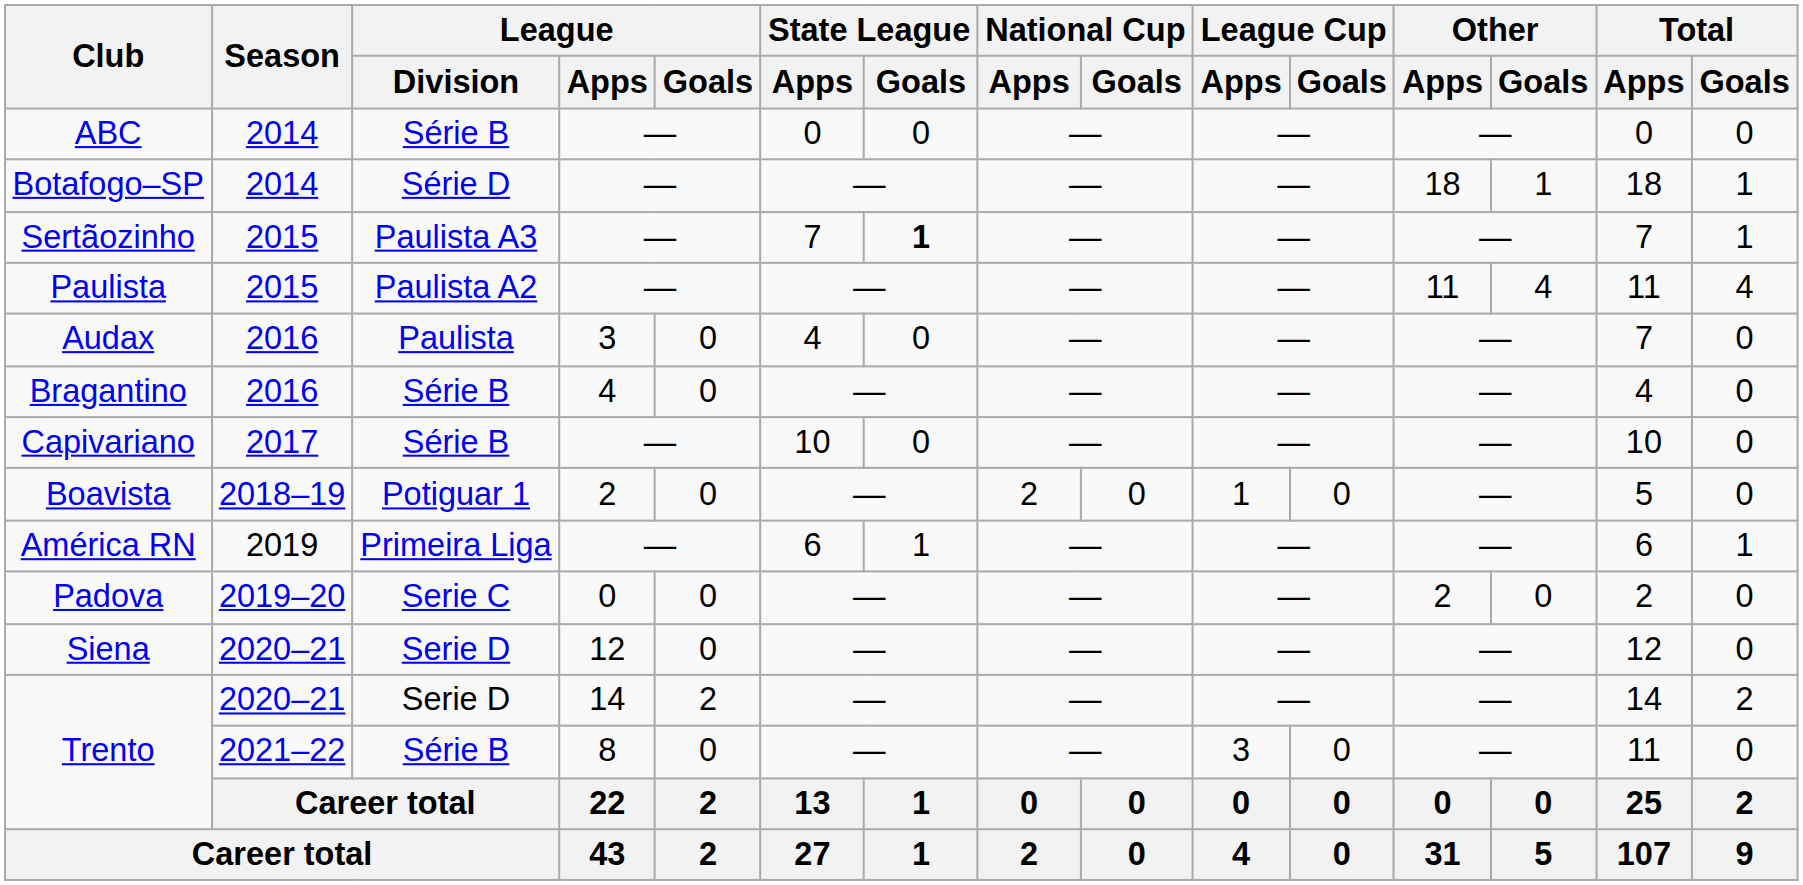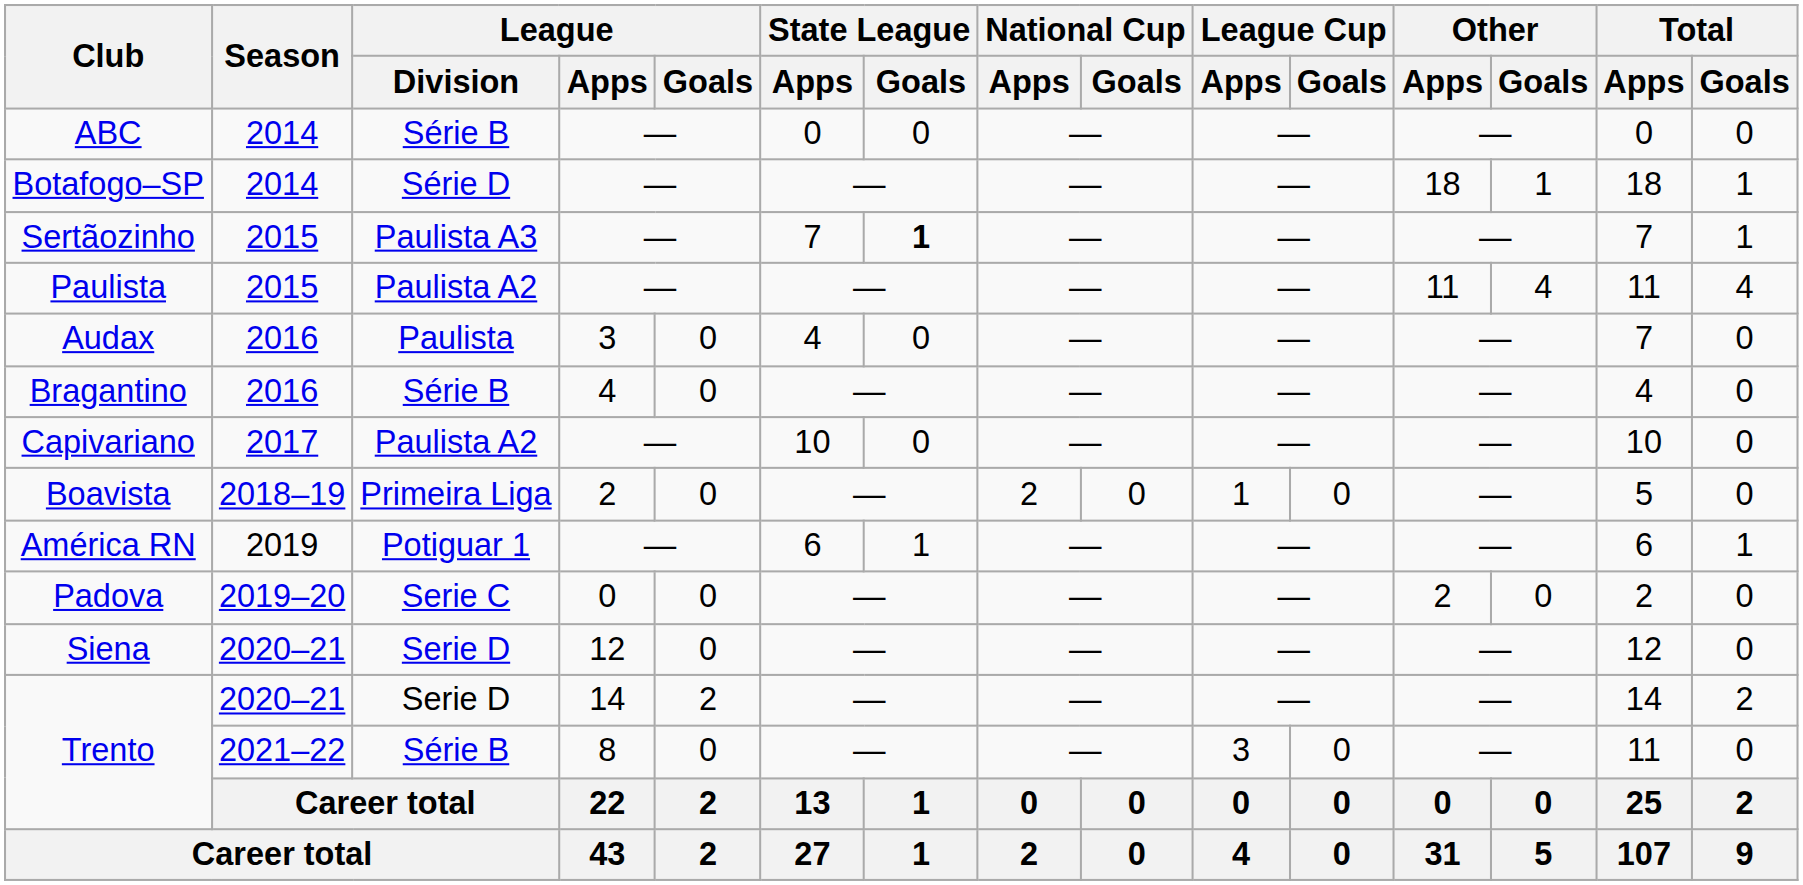(456, 442) Série B -> (456, 442) Paulista A2
(456, 493) Potiguar 1 -> (456, 493) Primeira Liga
(456, 545) Primeira Liga -> (456, 545) Potiguar 1
